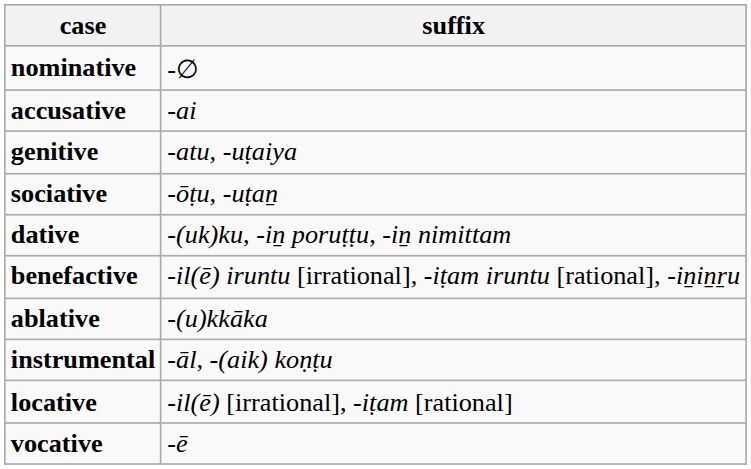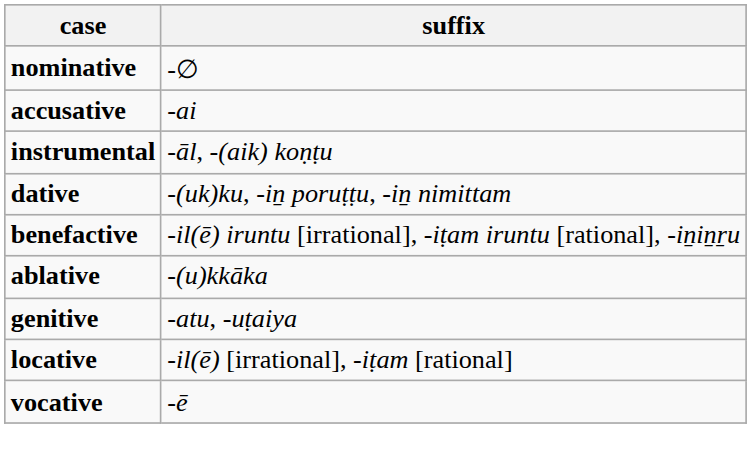rows swapped: (83, 359) <-> (55, 151)
- row: (59, 193)
